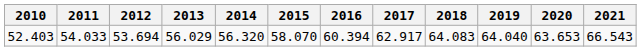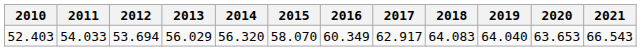(347, 36) 60.394 -> (347, 36) 60.349
